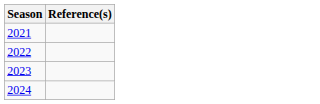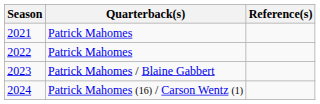+ column: (146, 14)
